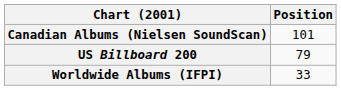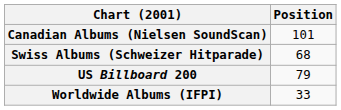+ row: (138, 55)
